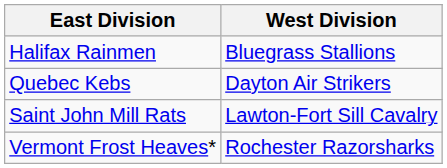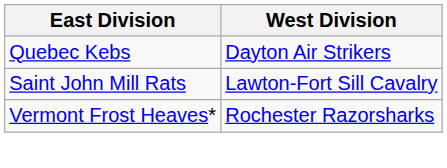- row: (83, 52)
